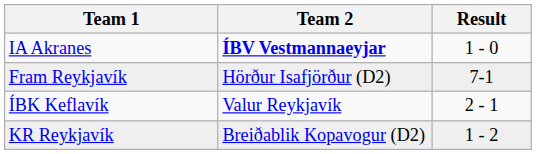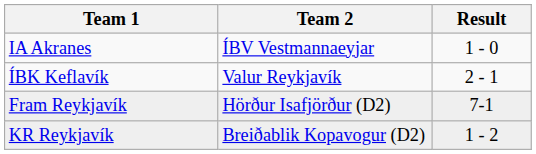(304, 47) bold -> (298, 47) normal
rows swapped: (68, 76) <-> (59, 105)
